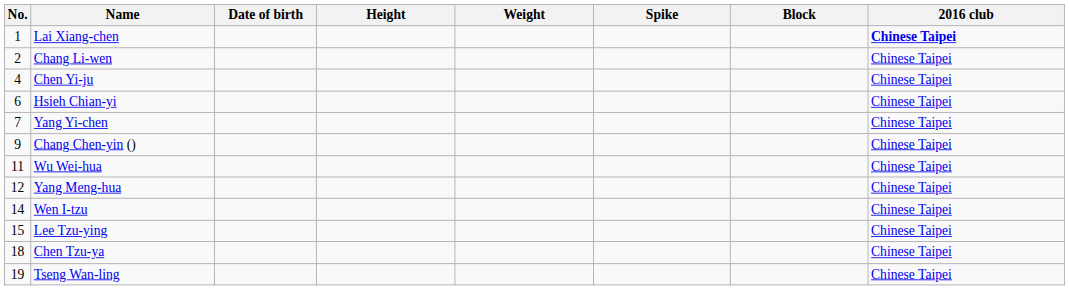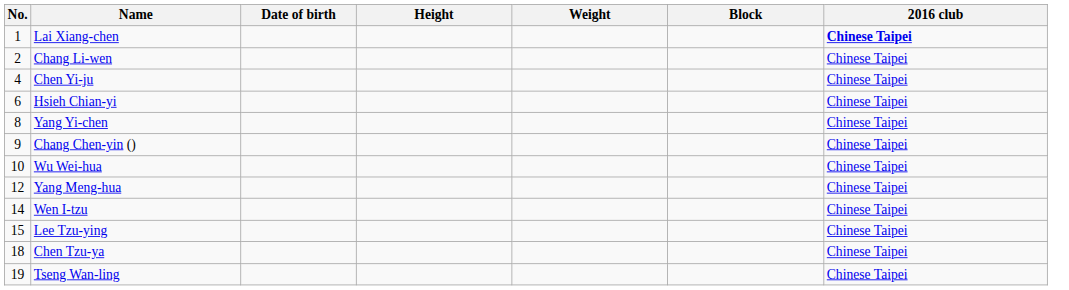- column: (662, 15)
(18, 123) 7 -> (18, 123) 8
(18, 166) 11 -> (18, 166) 10
